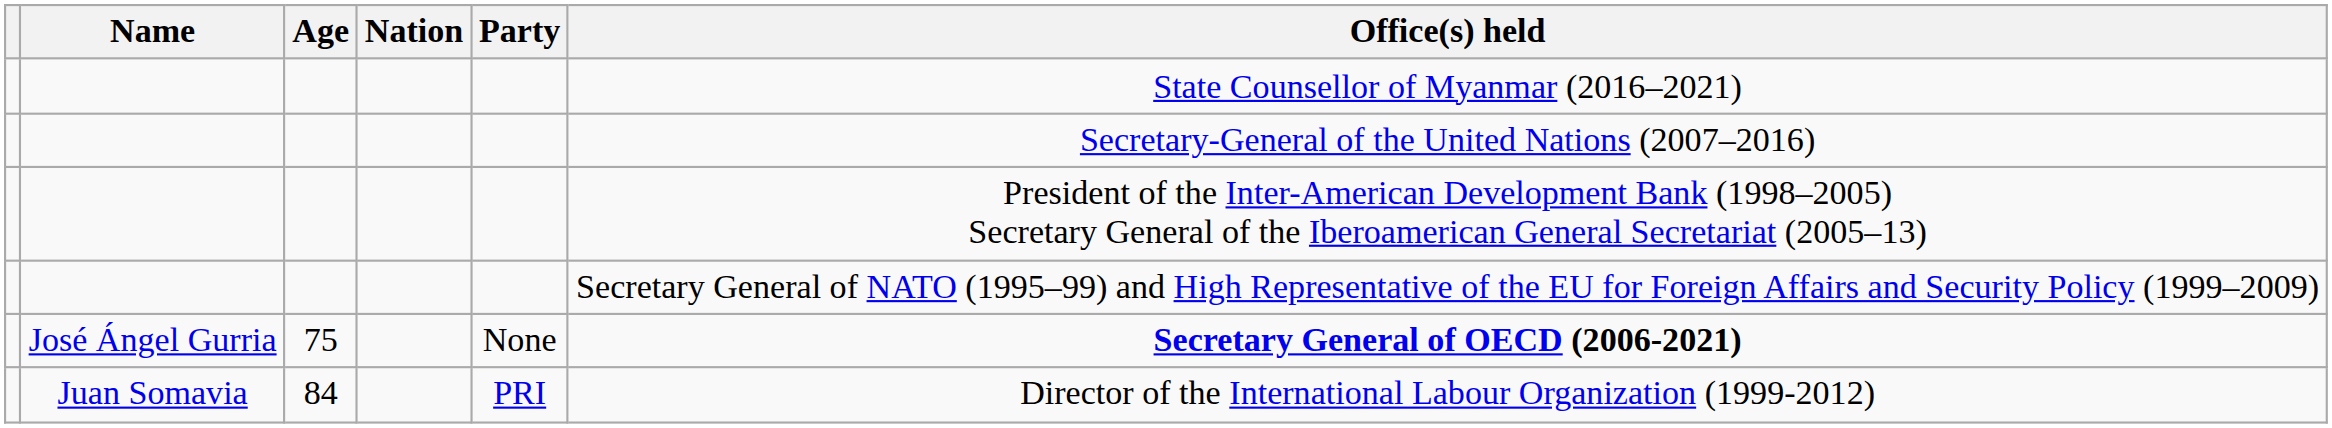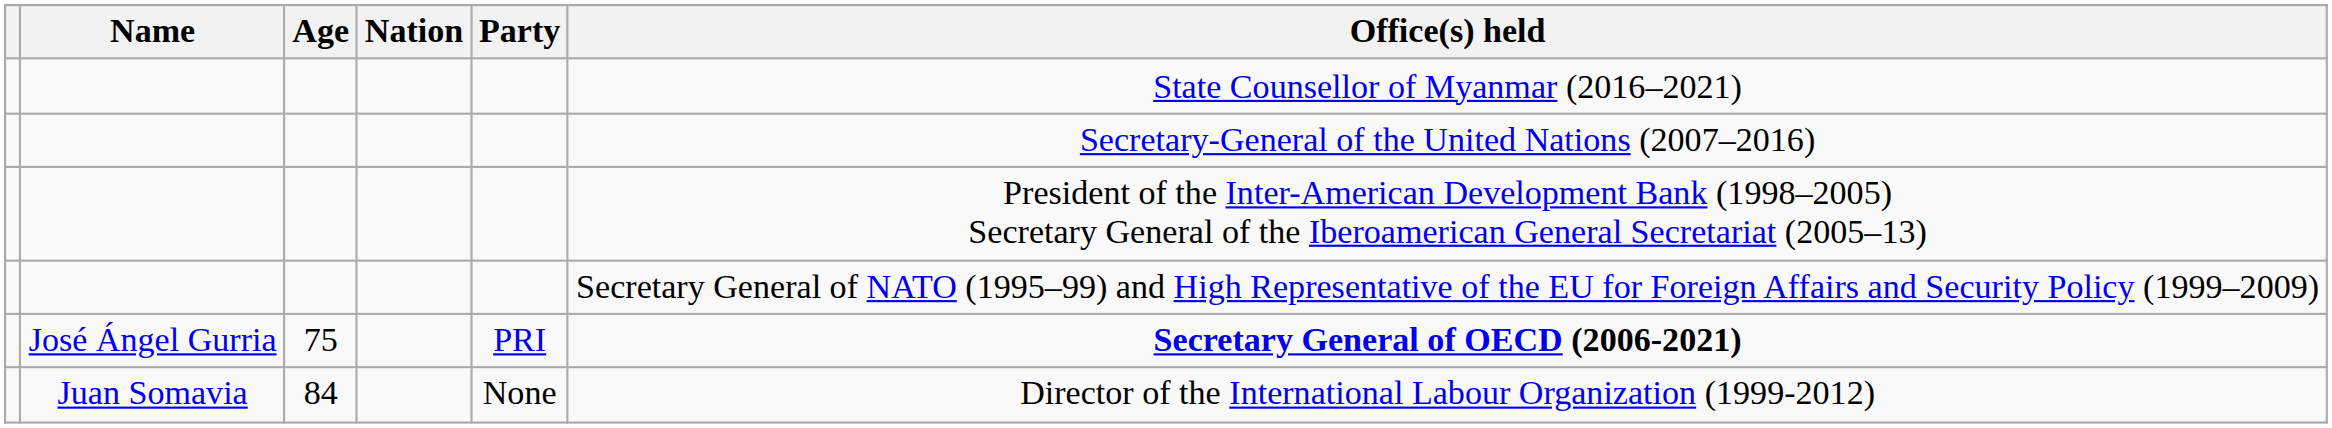(520, 340) None -> (520, 340) PRI
(520, 394) PRI -> (520, 394) None
